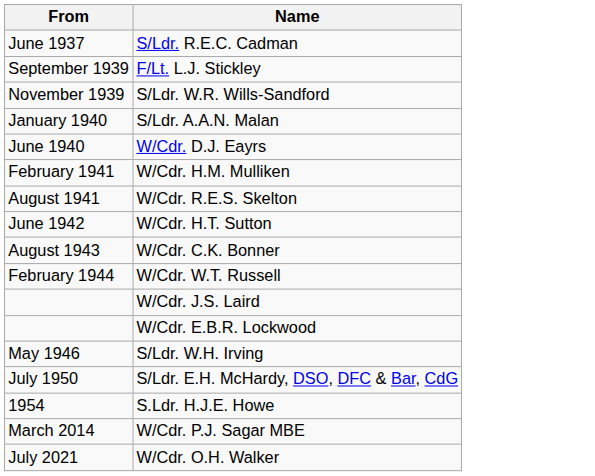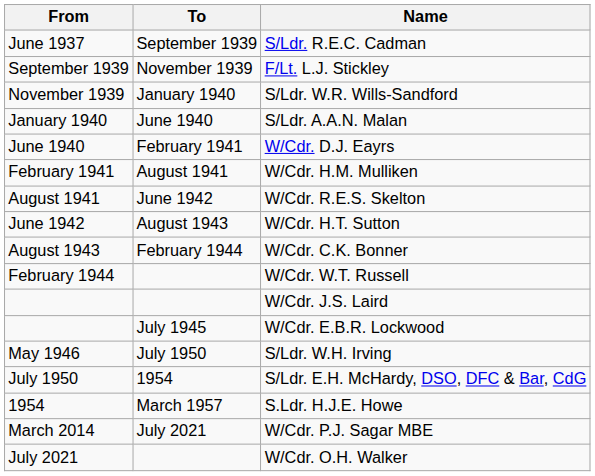+ column: (197, 17)
